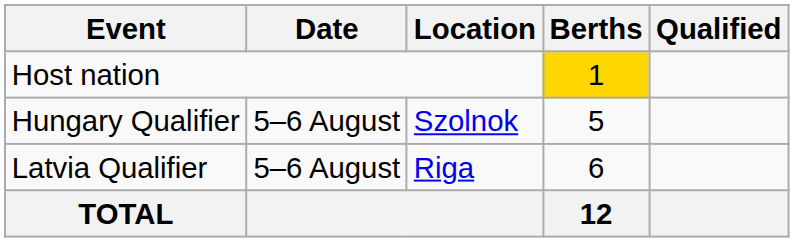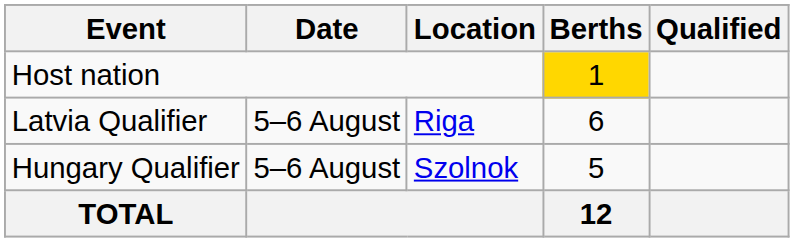rows swapped: (110, 168) <-> (126, 121)
